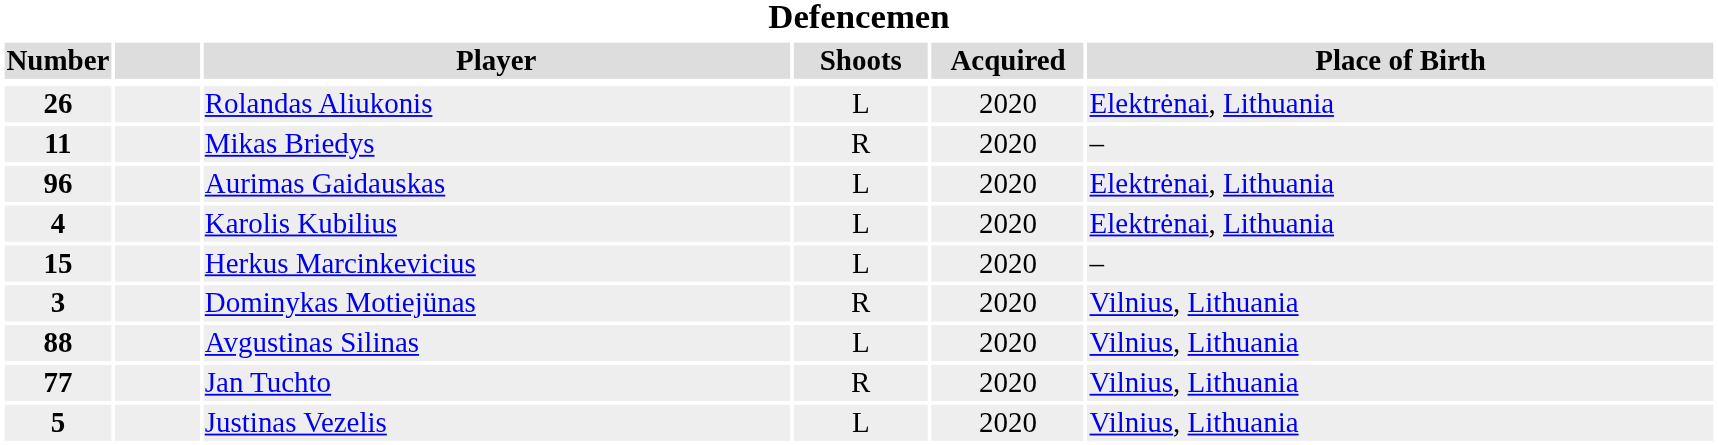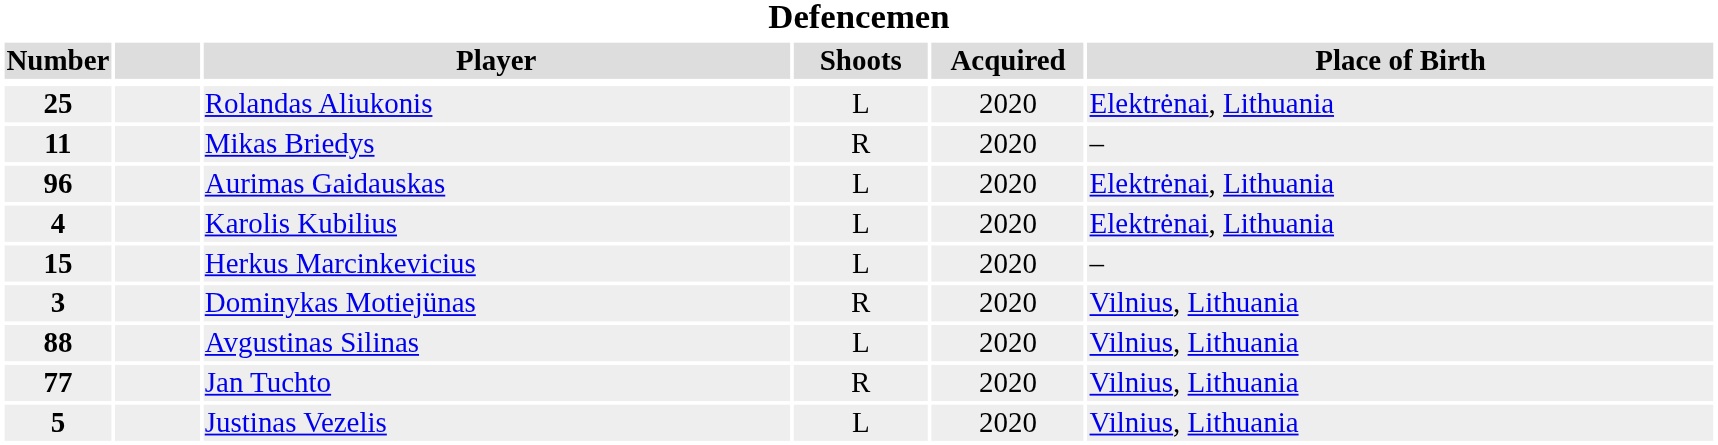(58, 103) 26 -> (58, 103) 25
